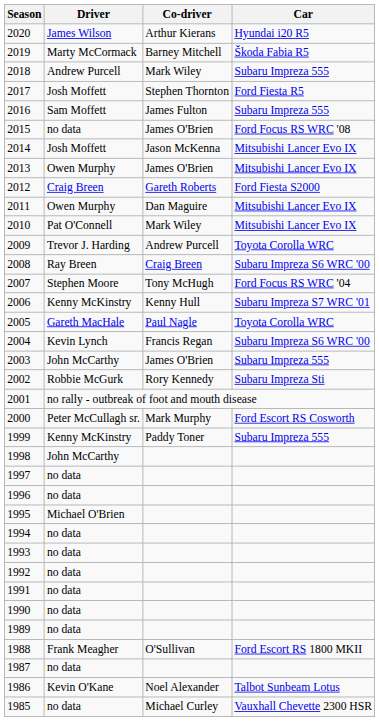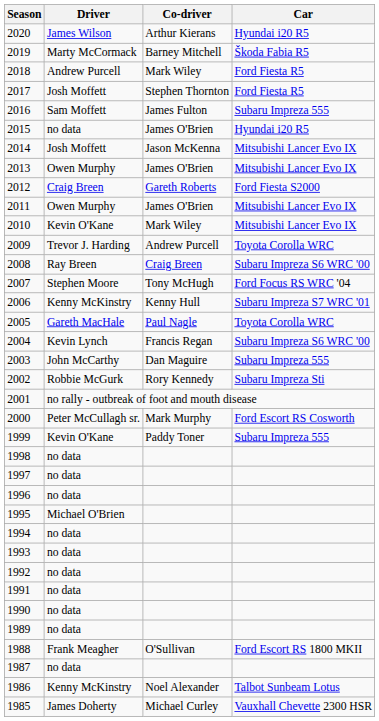(282, 72) Subaru Impreza 555 -> (269, 72) Ford Fiesta R5
(292, 129) Ford Focus RS WRC '08 -> (272, 129) Hyundai i20 R5
(176, 206) Dan Maguire -> (179, 206) James O'Brien
(80, 226) Pat O'Connell -> (80, 226) Kevin O'Kane
(179, 360) James O'Brien -> (176, 360) Dan Maguire
(89, 437) Kenny McKinstry -> (80, 437) Kevin O'Kane
(83, 456) John McCarthy -> (64, 456) no data
(80, 687) Kevin O'Kane -> (89, 687) Kenny McKinstry
(64, 707) no data -> (82, 707) James Doherty
